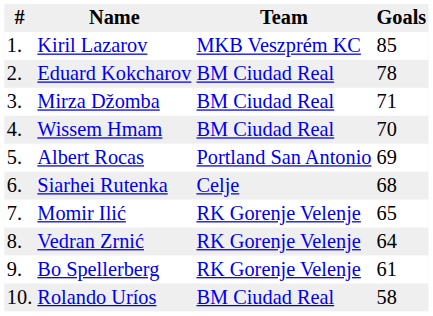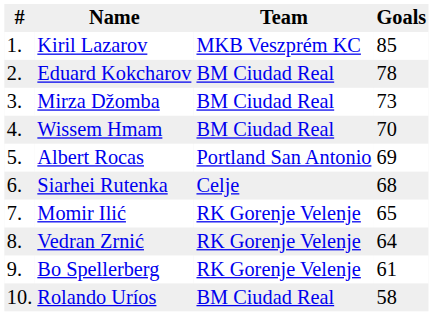(387, 101) 71 -> (387, 101) 73
